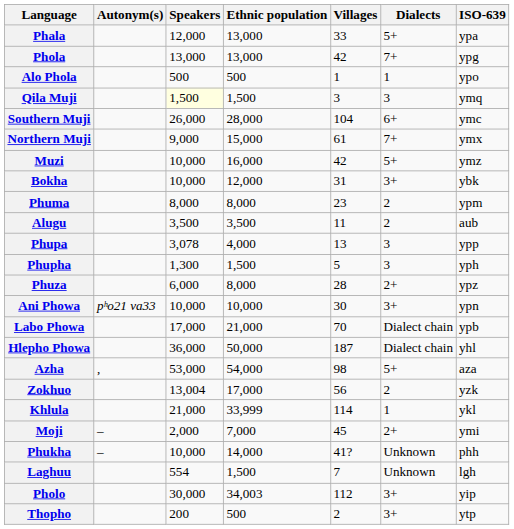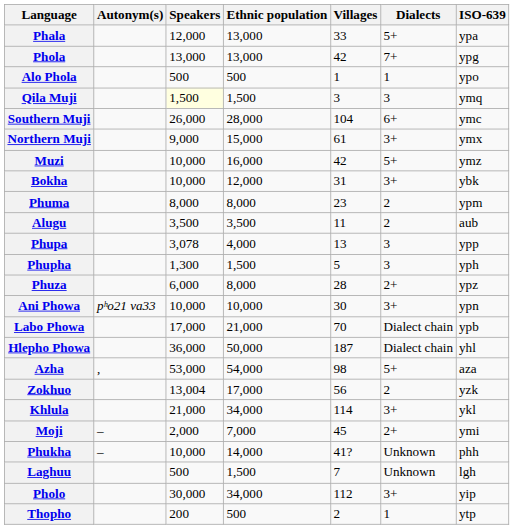(390, 139) 7+ -> (390, 139) 3+
(244, 410) 33,999 -> (244, 410) 34,000
(387, 410) 1 -> (390, 410) 3+
(179, 472) 554 -> (179, 472) 500
(244, 493) 34,003 -> (244, 493) 34,000
(390, 514) 3+ -> (387, 514) 1
